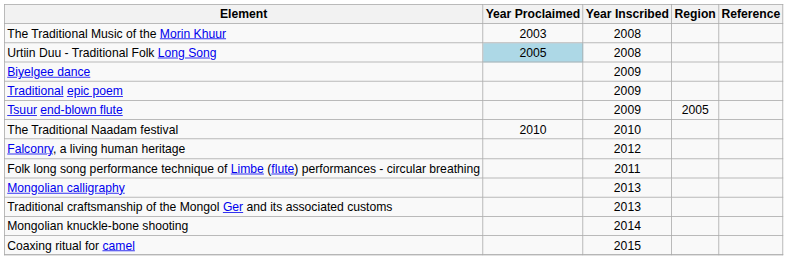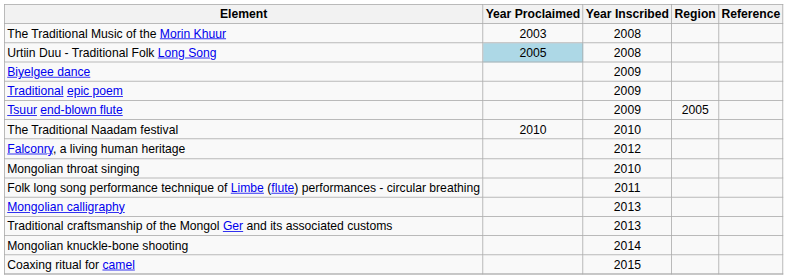+ row: (73, 168)
